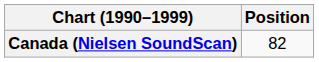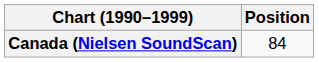(277, 43) 82 -> (277, 43) 84
